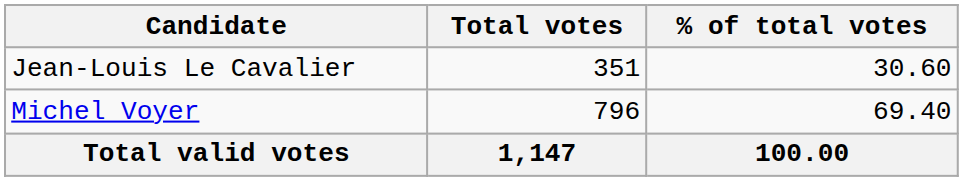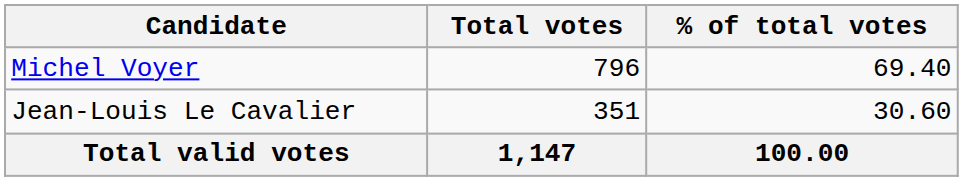rows swapped: (105, 111) <-> (184, 69)
